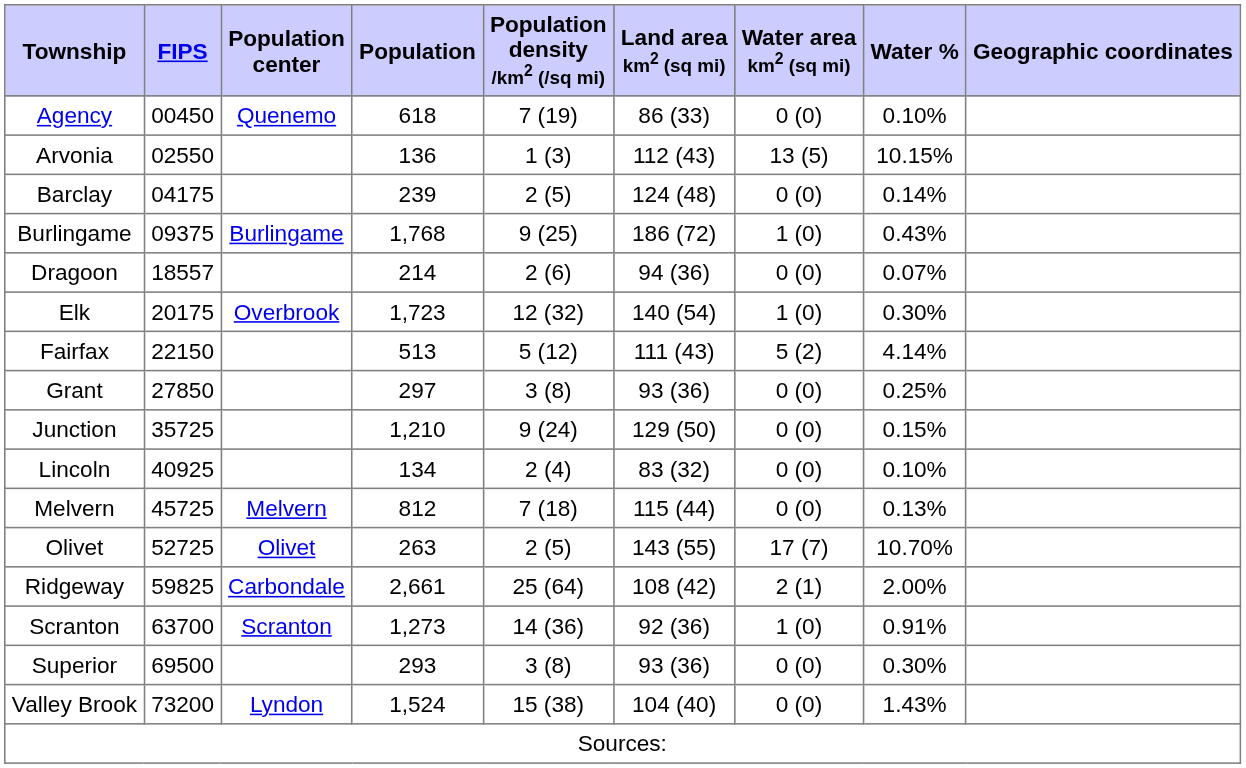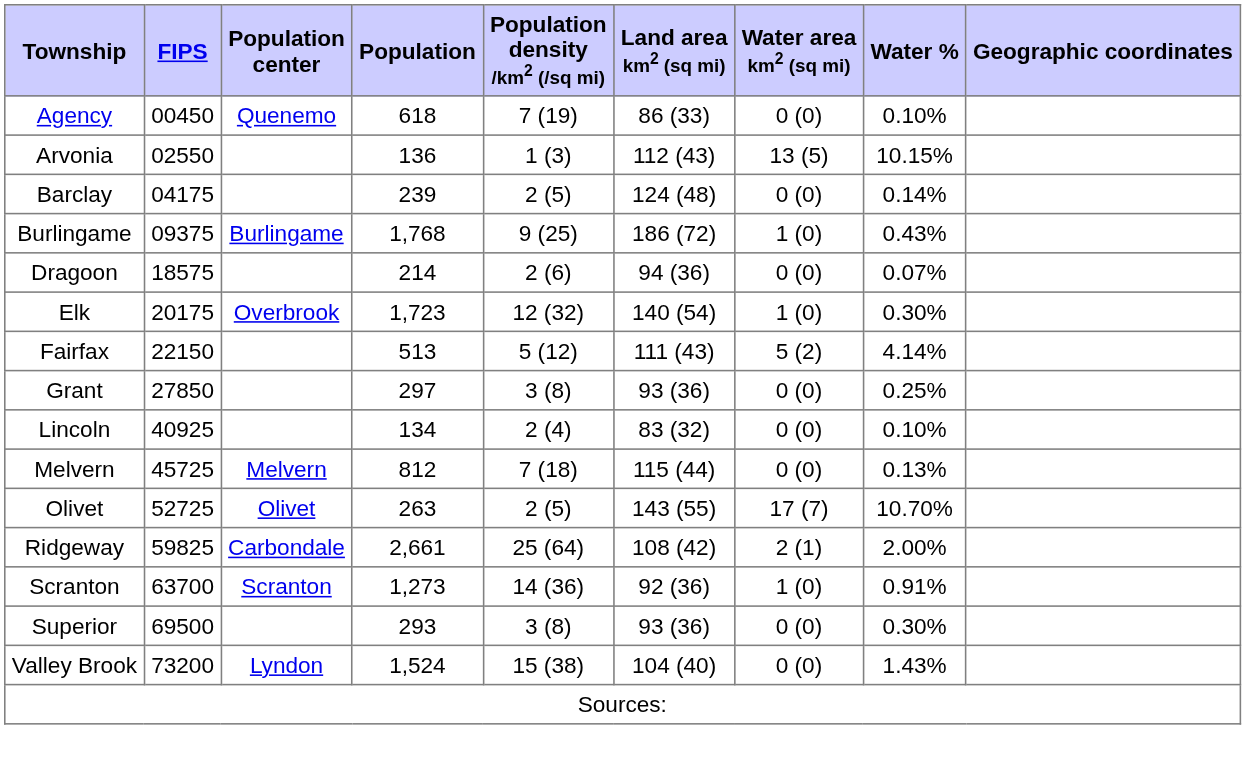(183, 272) 18557 -> (183, 272) 18575
- row: (74, 429)
